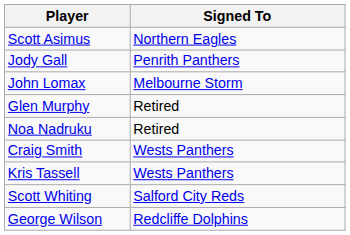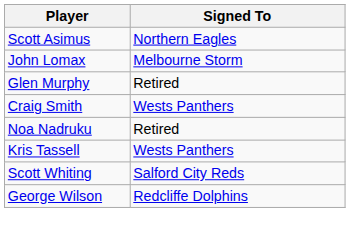- row: (38, 61)
rows swapped: (50, 129) <-> (45, 151)
